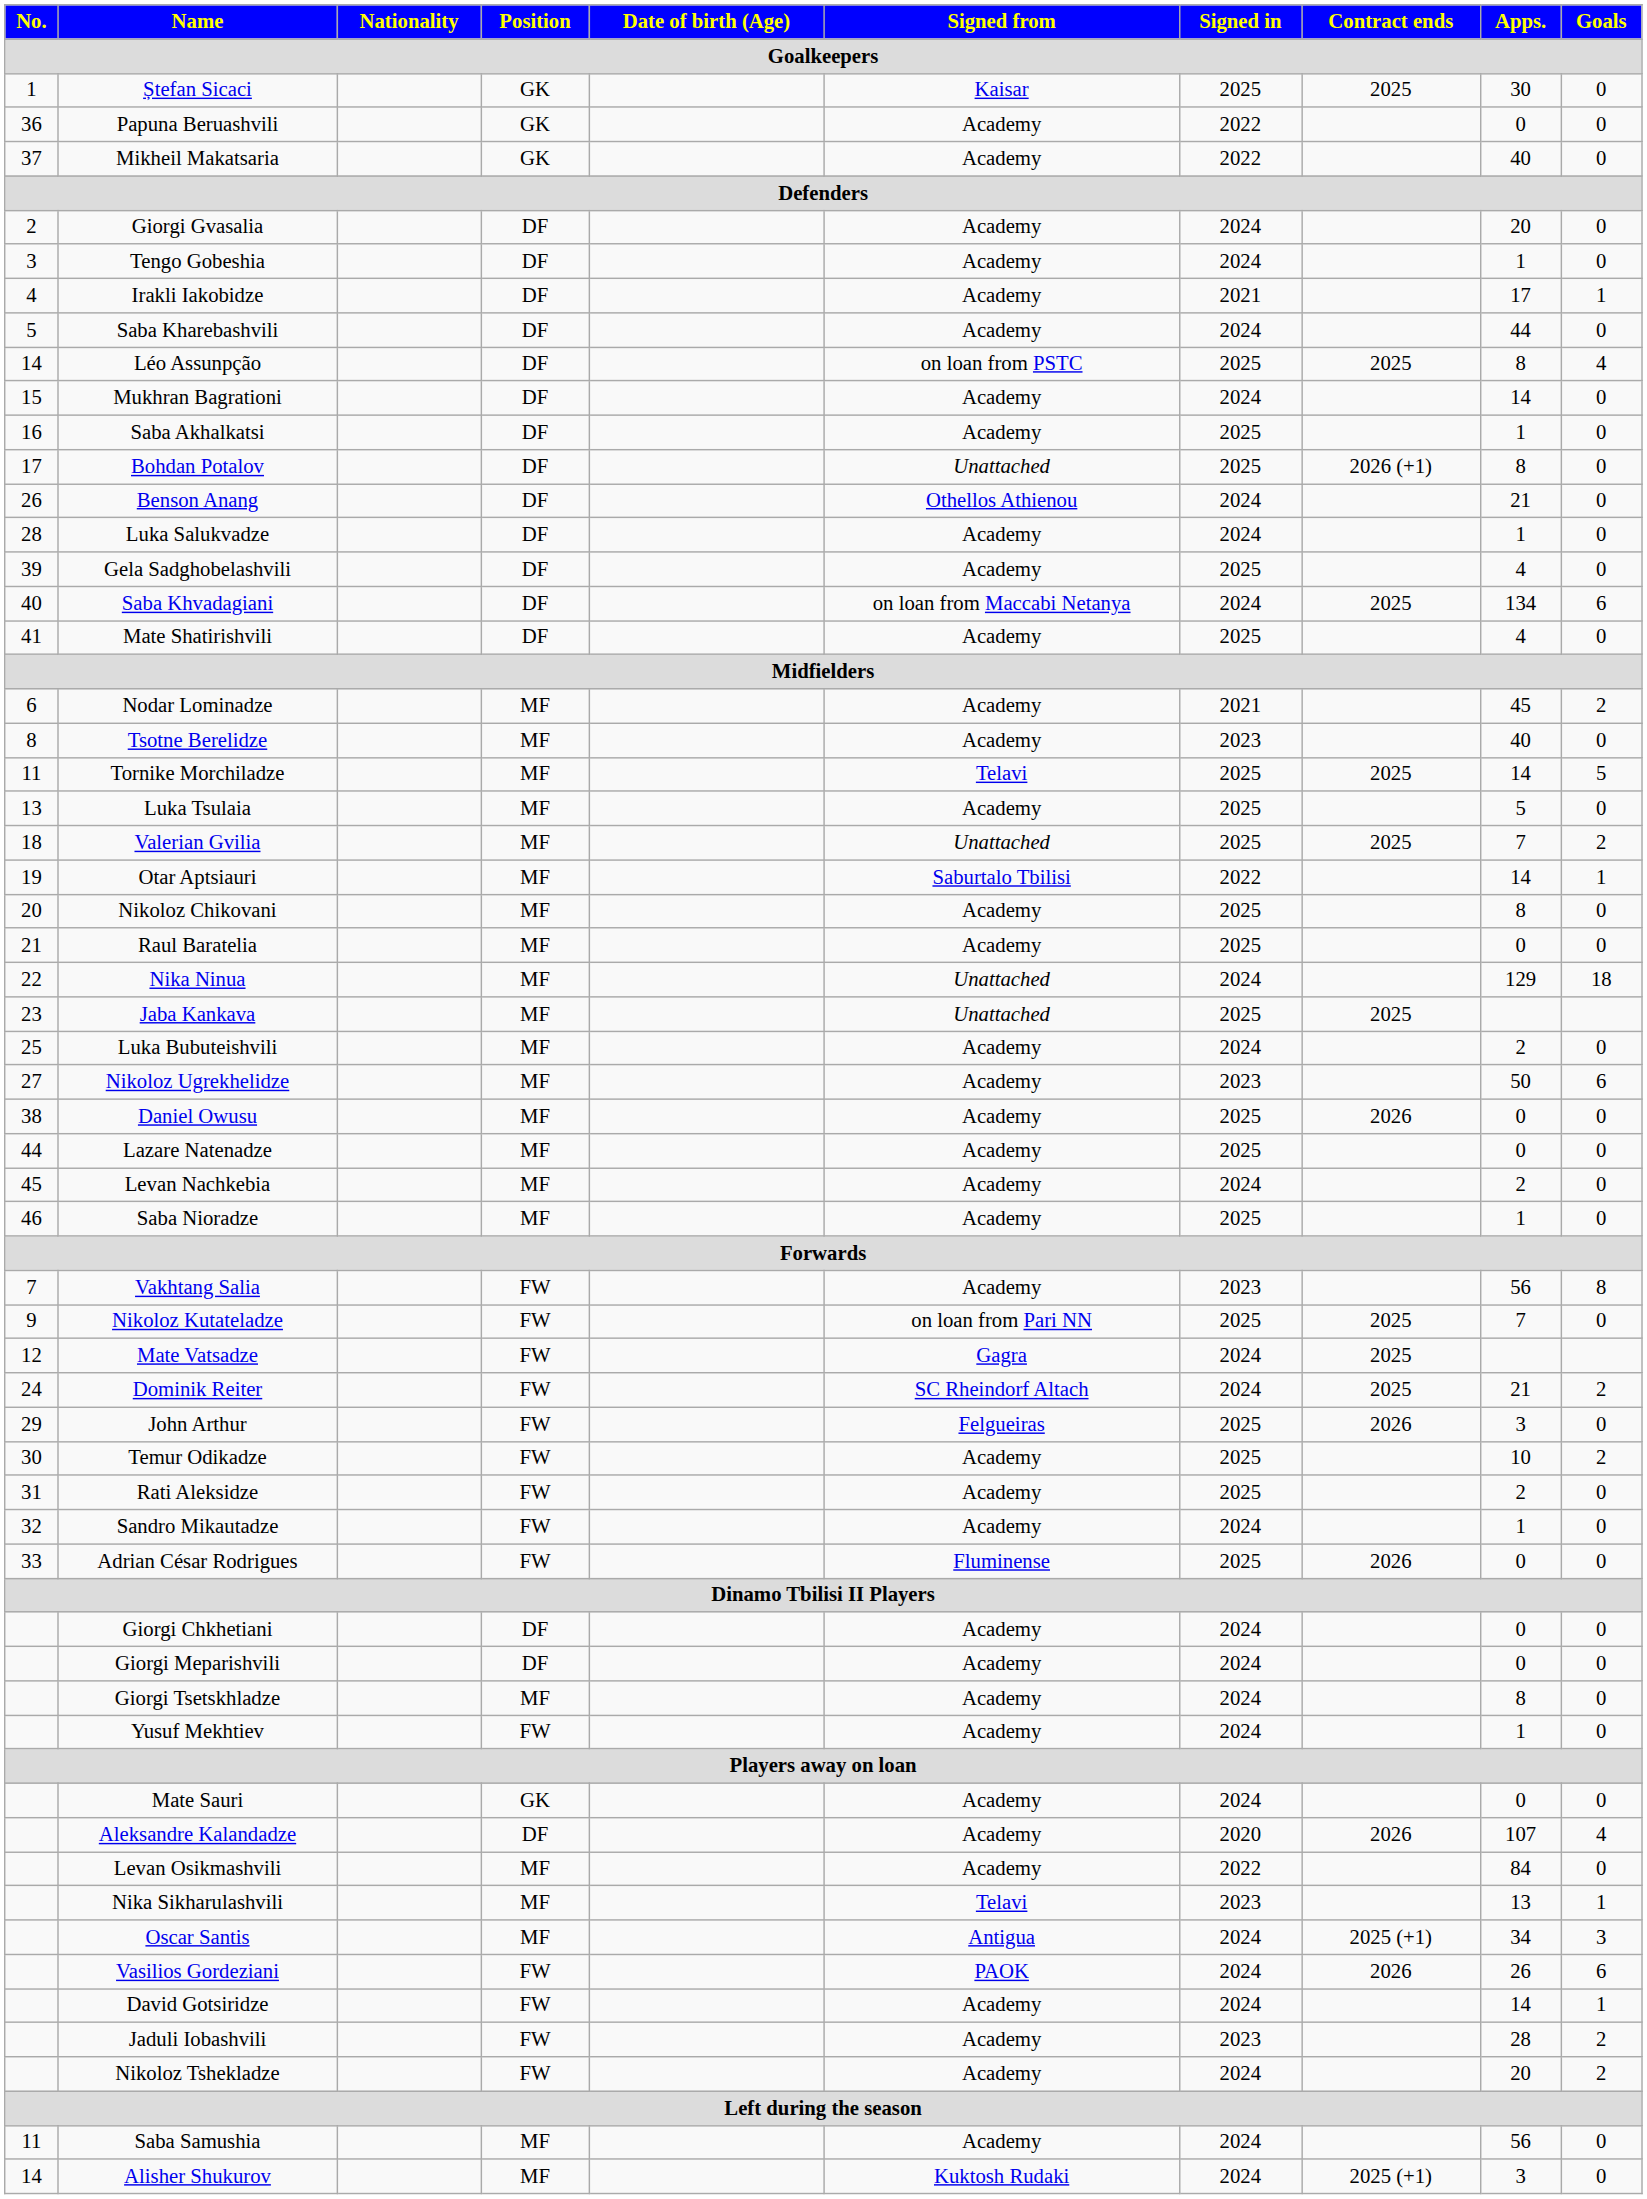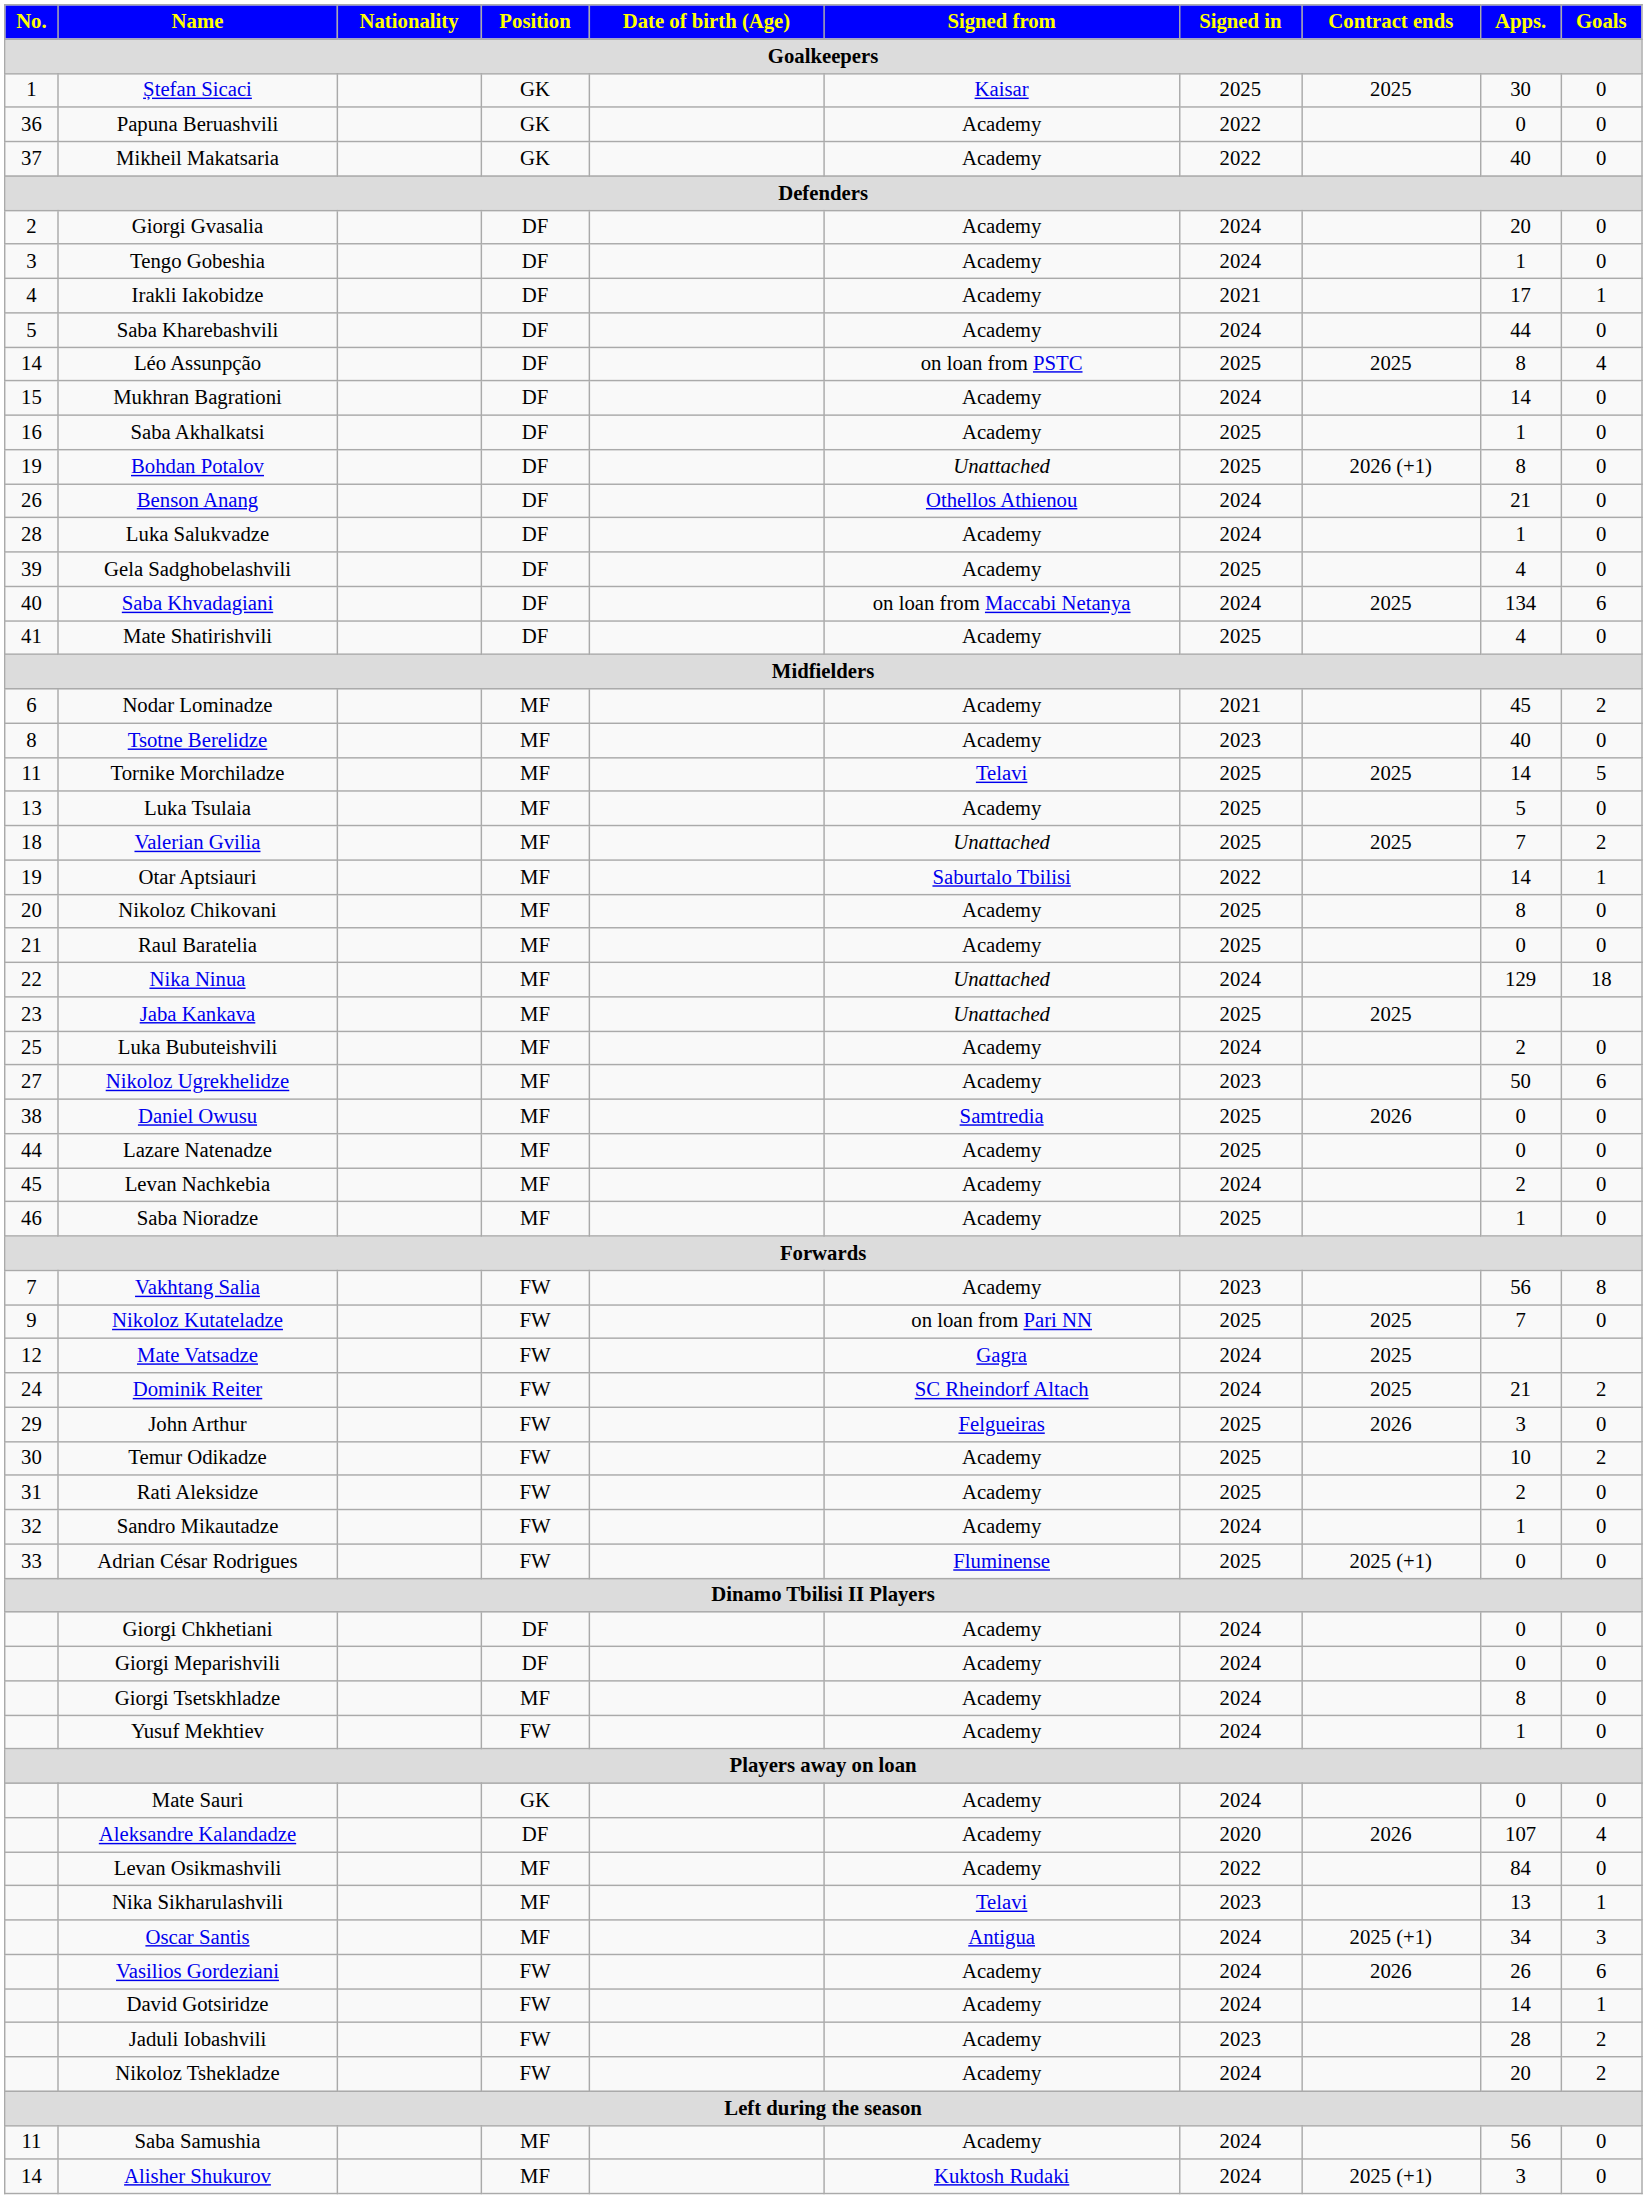(31, 466) 17 -> (31, 466) 19
(1002, 1116) Academy -> (1002, 1116) Samtredia
(1391, 1560) 2026 -> (1391, 1560) 2025 (+1)
(1002, 1971) PAOK -> (1002, 1971) Academy
